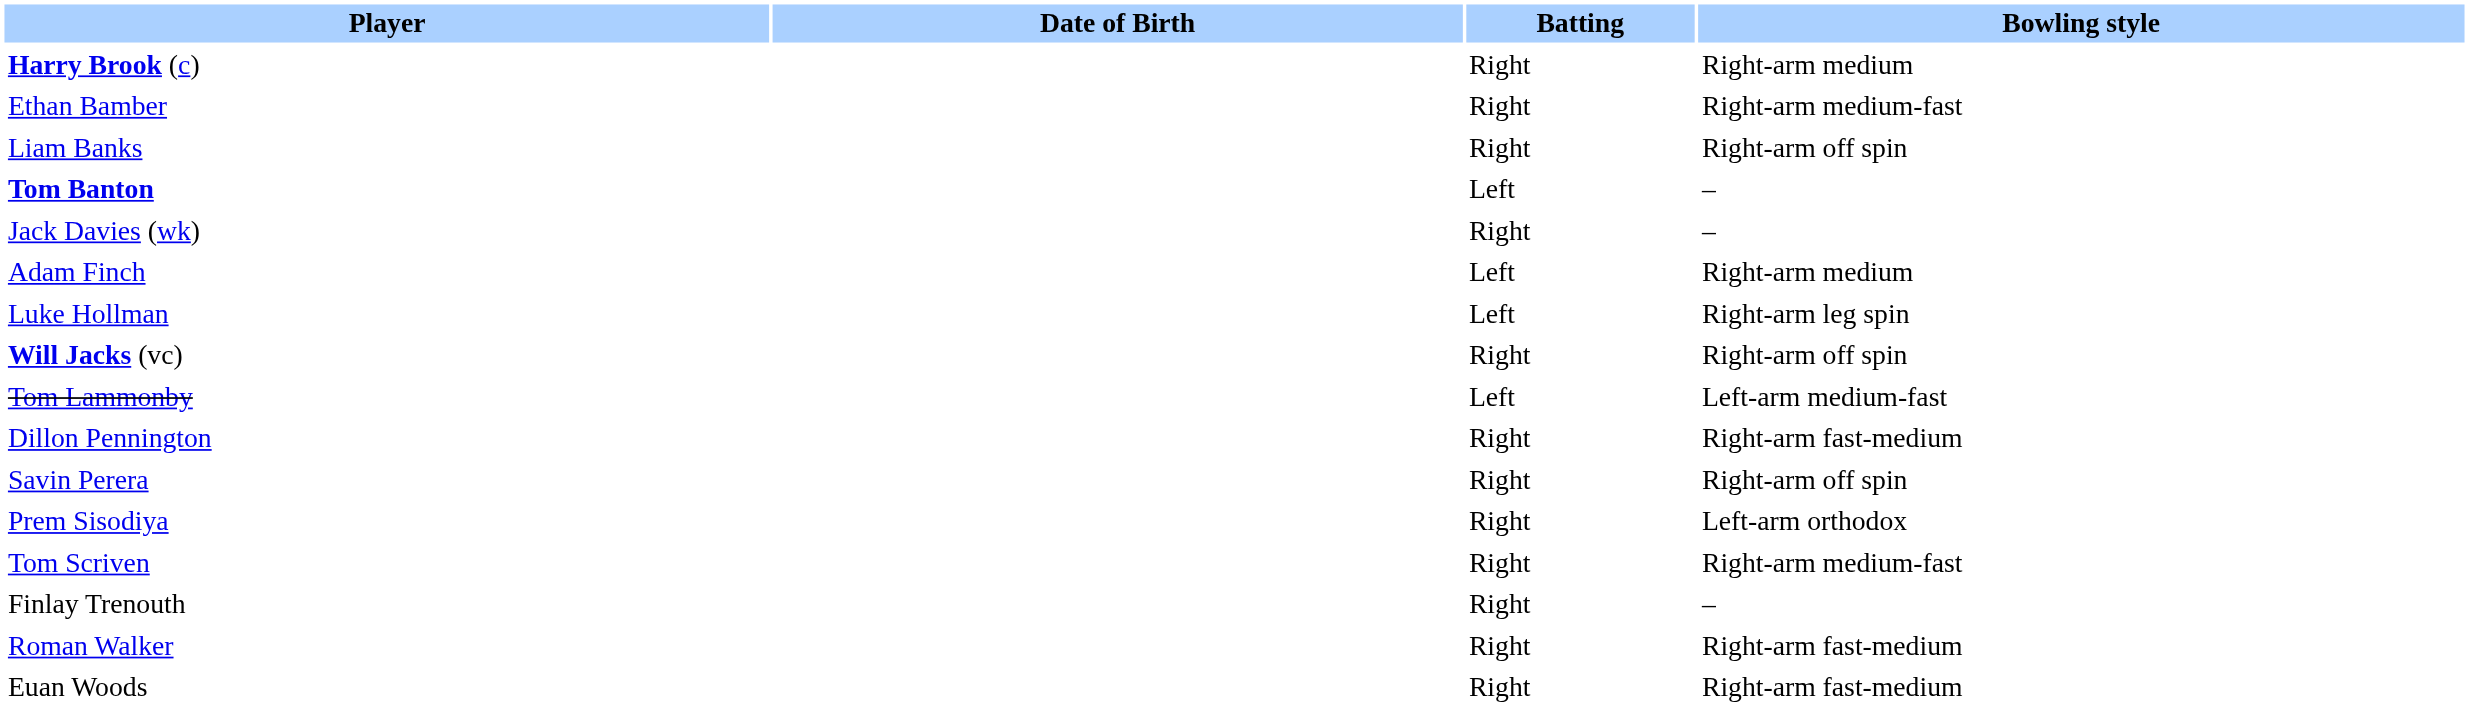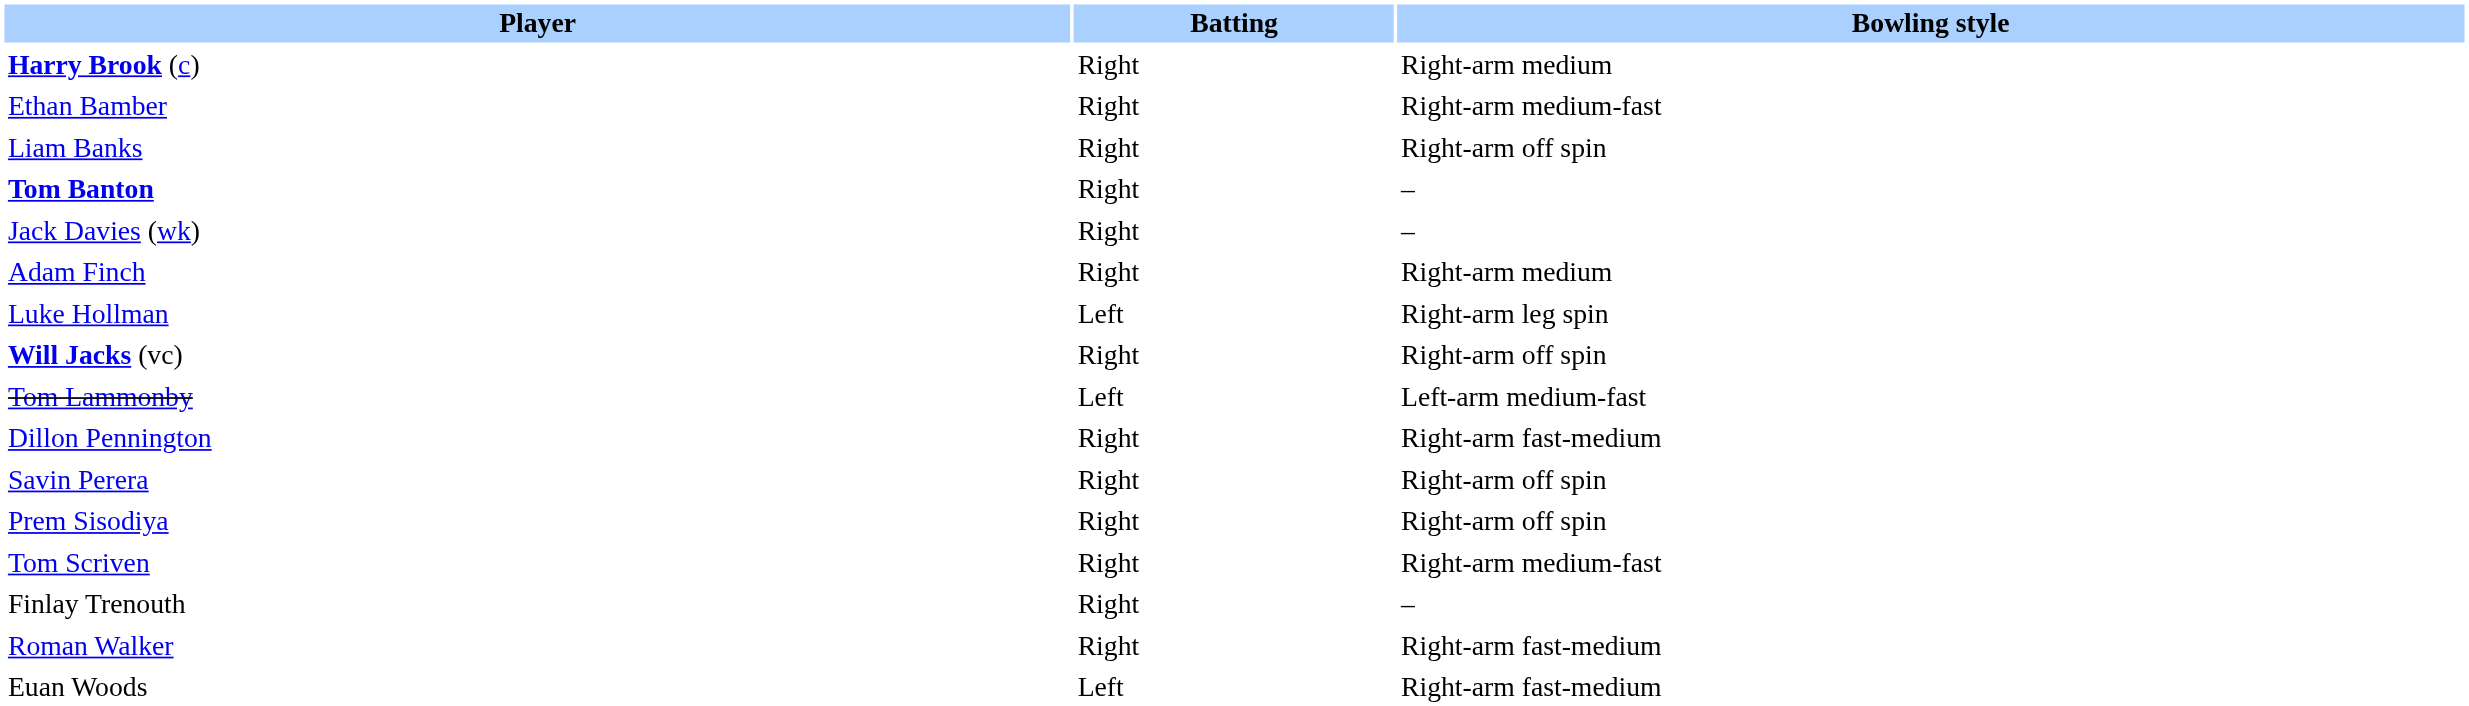- column: (1118, 23)
(1492, 189) Left -> (1108, 189) Right
(1492, 272) Left -> (1108, 272) Right
(1805, 521) Left-arm orthodox -> (1504, 521) Right-arm off spin
(1500, 687) Right -> (1101, 687) Left
